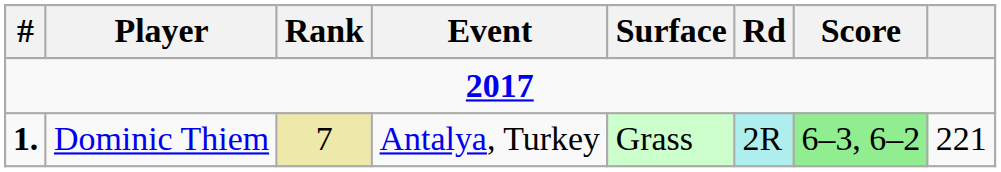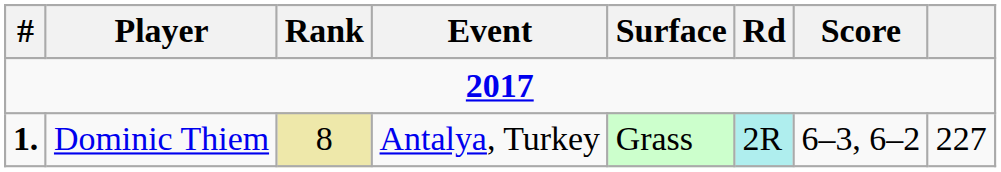(324, 138) 7 -> (324, 138) 8
(861, 138) lightgreen background -> (861, 138) no background
(961, 138) 221 -> (961, 138) 227
